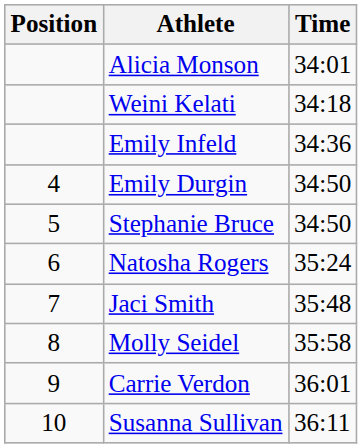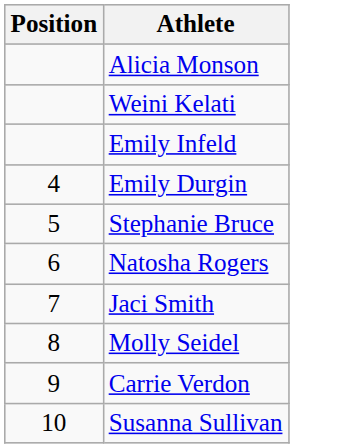- column: (323, 24)
